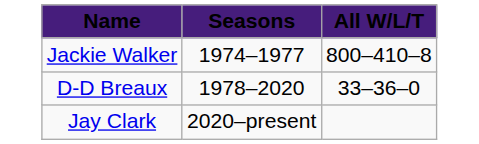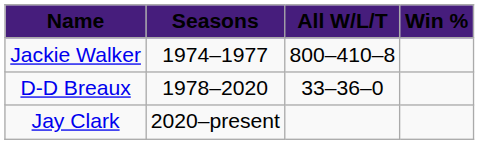+ column: (437, 21)
